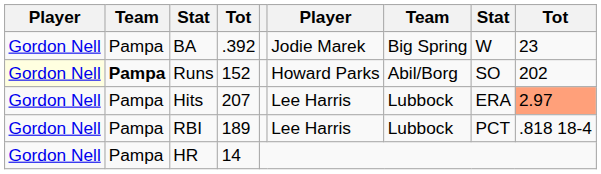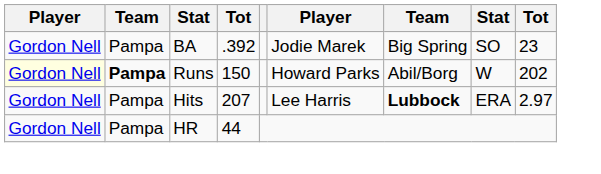(484, 45) W -> (488, 45) SO
(236, 73) 152 -> (236, 73) 150
(488, 73) SO -> (484, 73) W
(420, 100) normal -> (424, 100) bold
(536, 100) lightsalmon background -> (536, 100) no background
- row: (188, 127)
(231, 155) 14 -> (231, 127) 44
